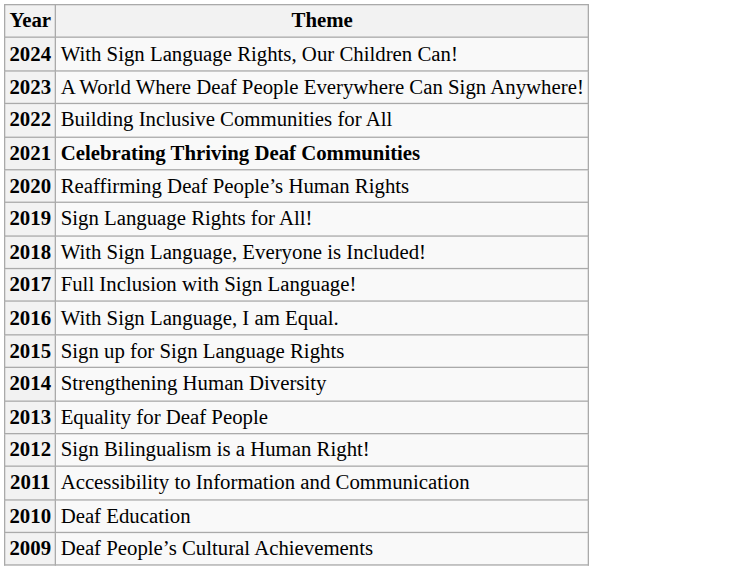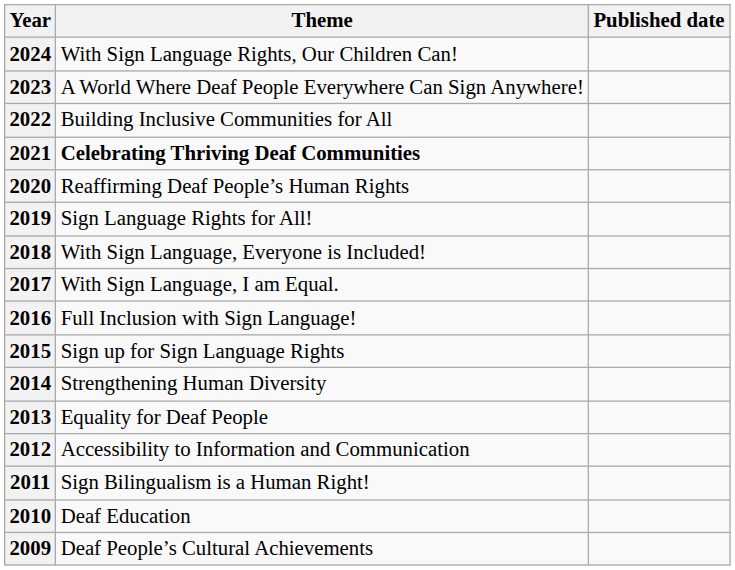+ column: (659, 20)
(209, 284) Full Inclusion with Sign Language! -> (200, 284) With Sign Language, I am Equal.
(200, 317) With Sign Language, I am Equal. -> (209, 317) Full Inclusion with Sign Language!
(215, 449) Sign Bilingualism is a Human Right! -> (265, 449) Accessibility to Information and Communication
(265, 482) Accessibility to Information and Communication -> (215, 482) Sign Bilingualism is a Human Right!
